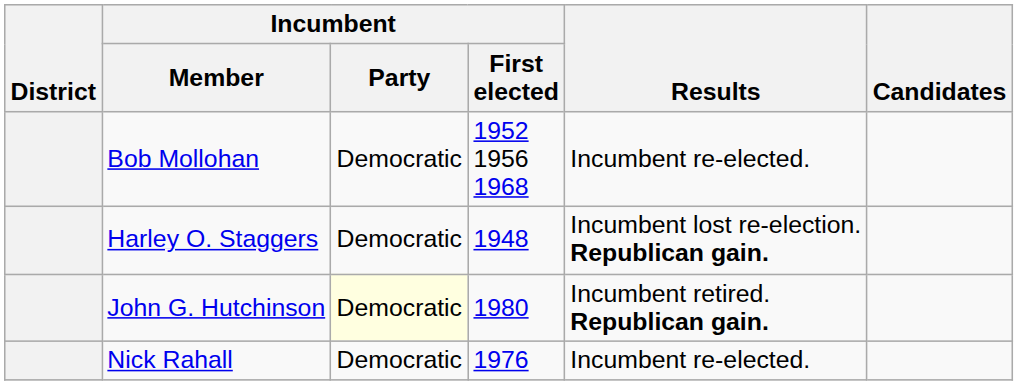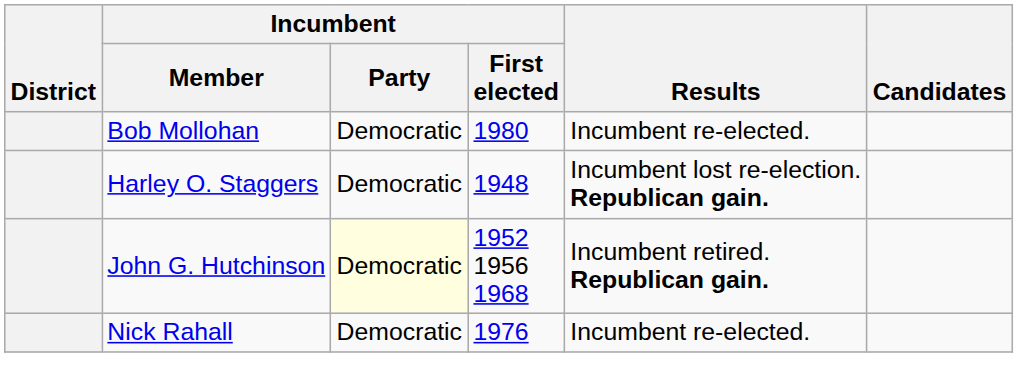(501, 158) 1952 1956 1968 -> (501, 130) 1980
(501, 307) 1980 -> (501, 265) 1952 1956 1968
